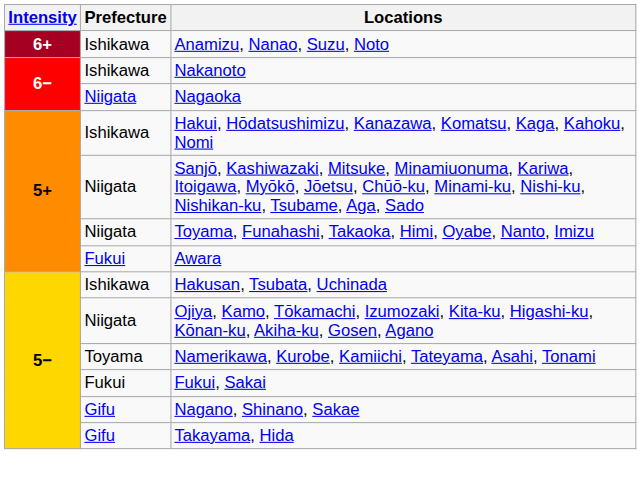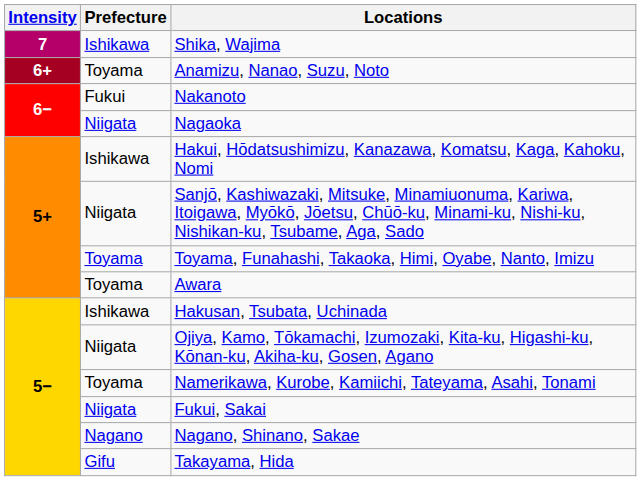+ row: (227, 44)
(117, 44) Ishikawa -> (114, 70) Toyama
(117, 70) Ishikawa -> (105, 96) Fukui
(110, 232) Niigata -> (114, 258) Toyama
(105, 258) Fukui -> (114, 284) Toyama
(105, 382) Fukui -> (110, 409) Niigata
(100, 409) Gifu -> (114, 435) Nagano
